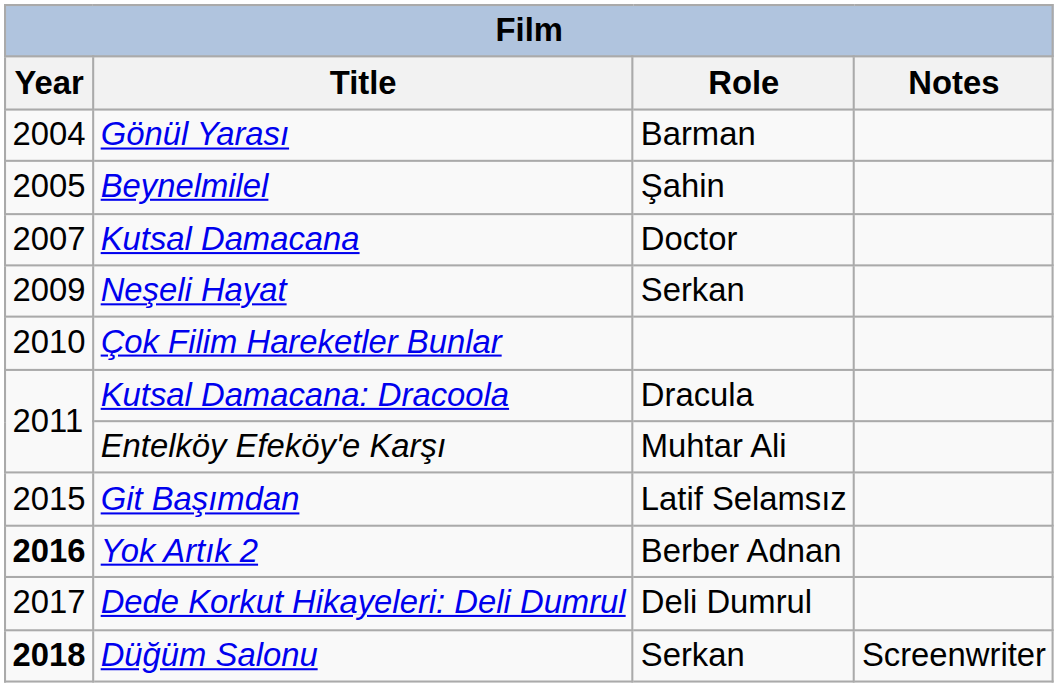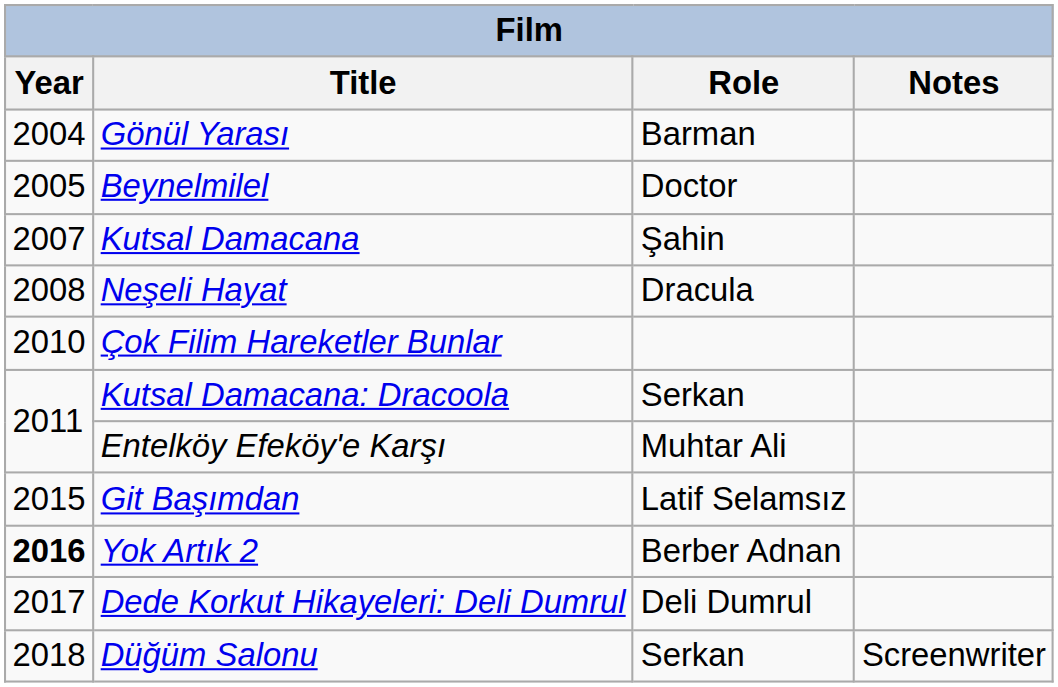(683, 186) Şahin -> (689, 186) Doctor
(689, 238) Doctor -> (683, 238) Şahin
(49, 290) 2009 -> (49, 290) 2008
(693, 290) Serkan -> (697, 290) Dracula
(697, 394) Dracula -> (693, 394) Serkan
(49, 654) bold -> (49, 654) normal
